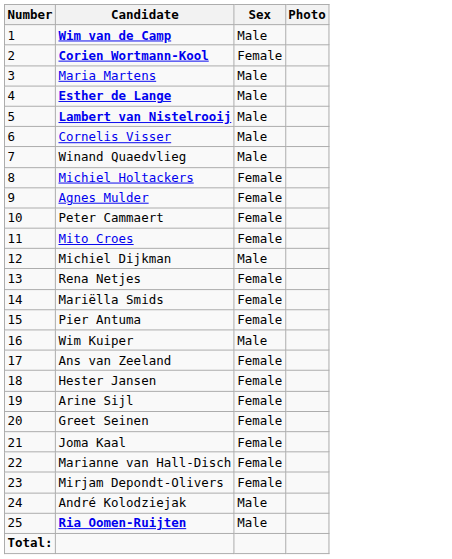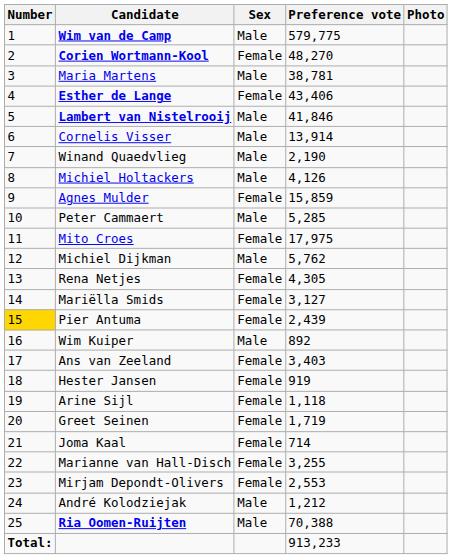+ column: (345, 15)
(252, 96) Male -> (260, 96) Female
(260, 177) Female -> (252, 177) Male
(260, 218) Female -> (252, 218) Male
(15, 320) no background -> (15, 320) gold background
